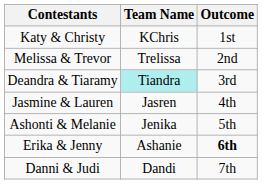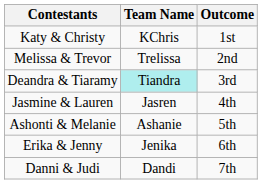(159, 124) Jenika -> (159, 124) Ashanie
(159, 146) Ashanie -> (159, 146) Jenika
(227, 146) bold -> (227, 146) normal
